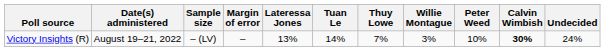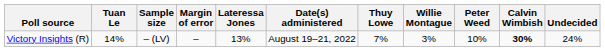columns swapped: (138, 18) <-> (335, 18)
